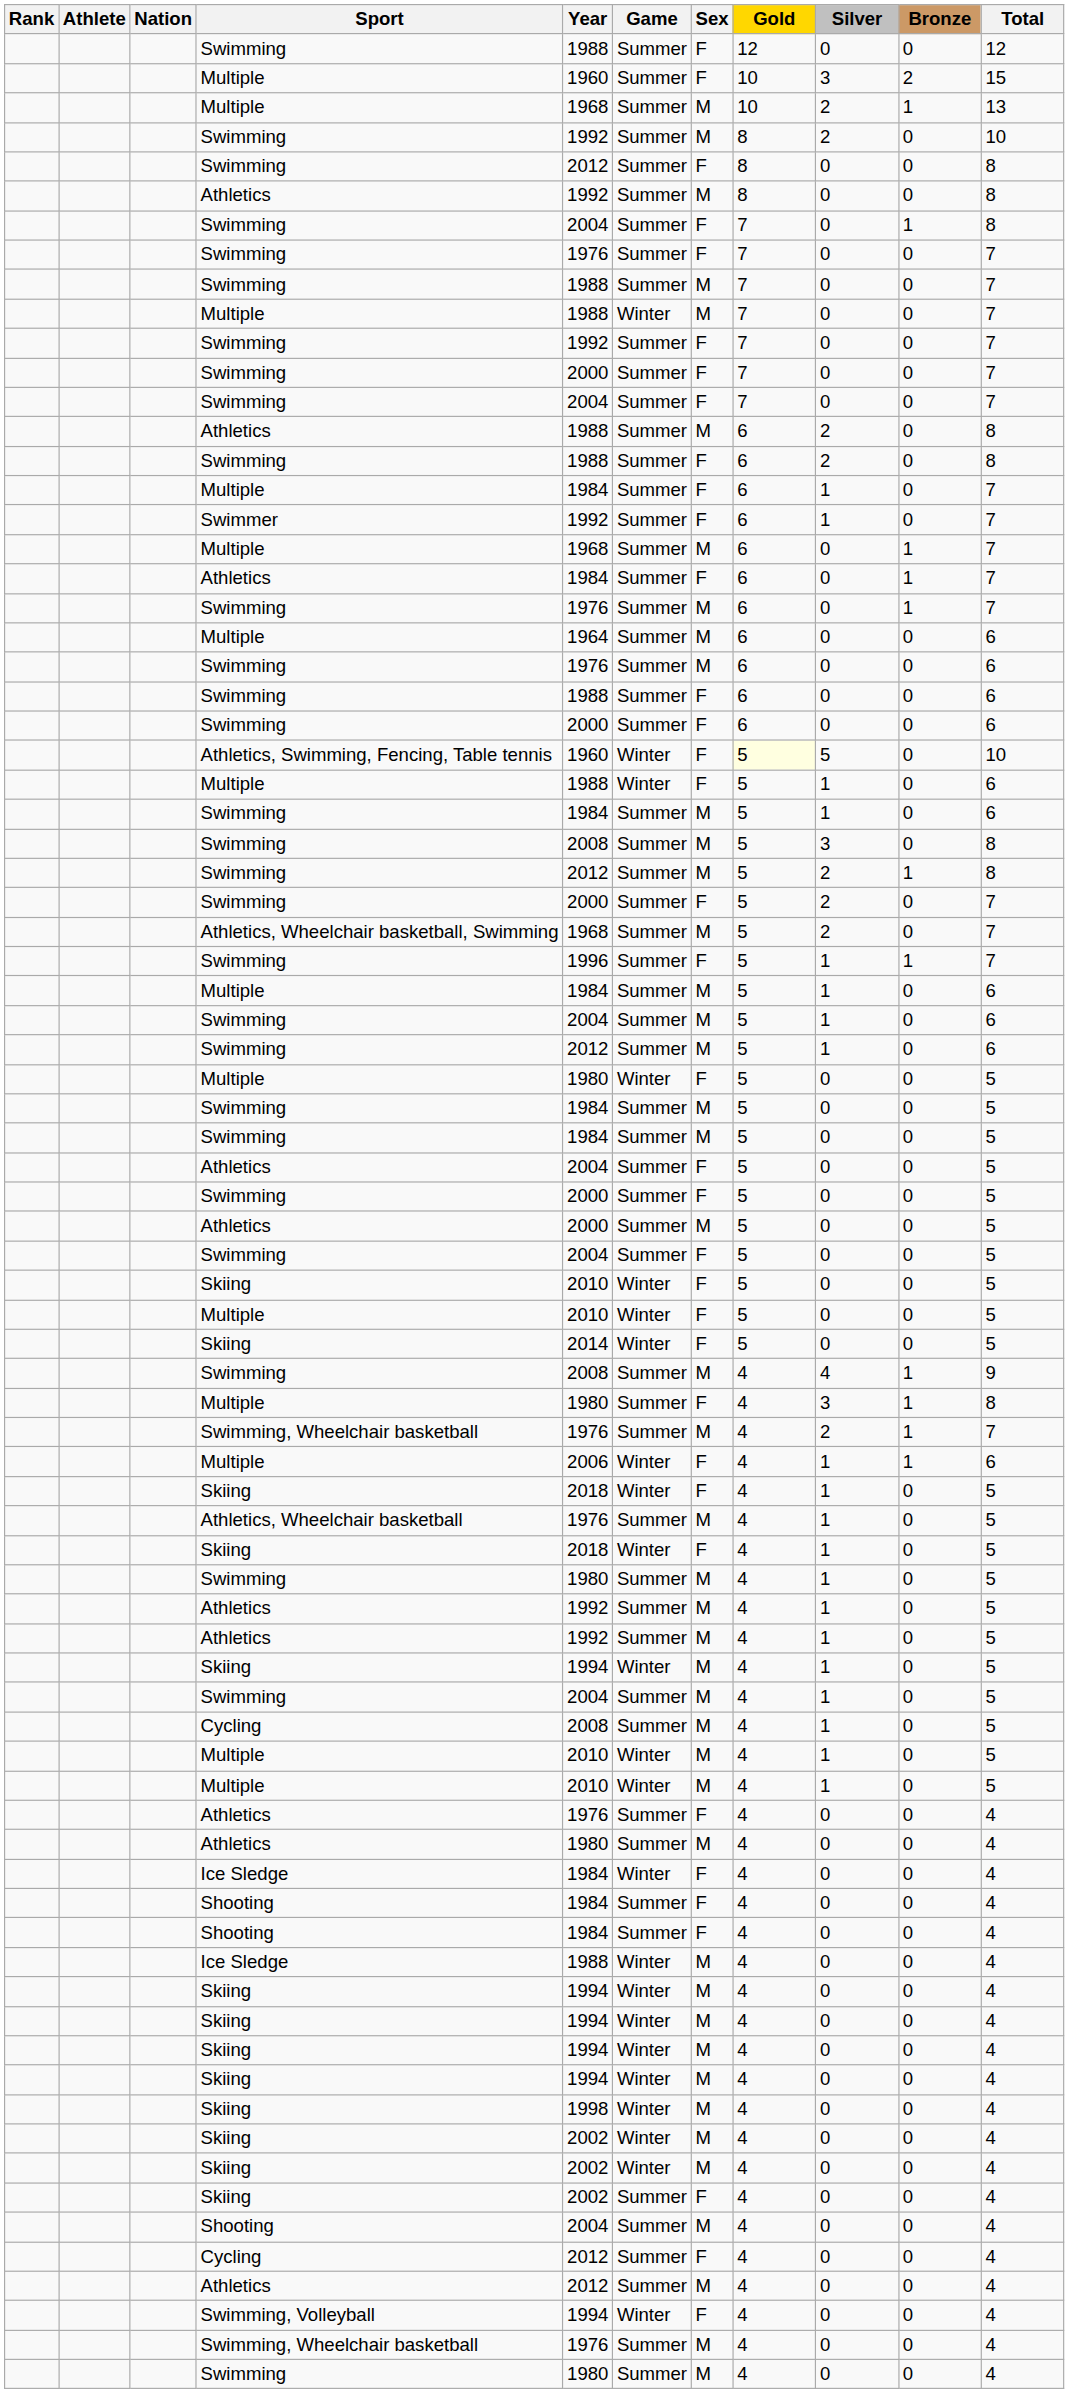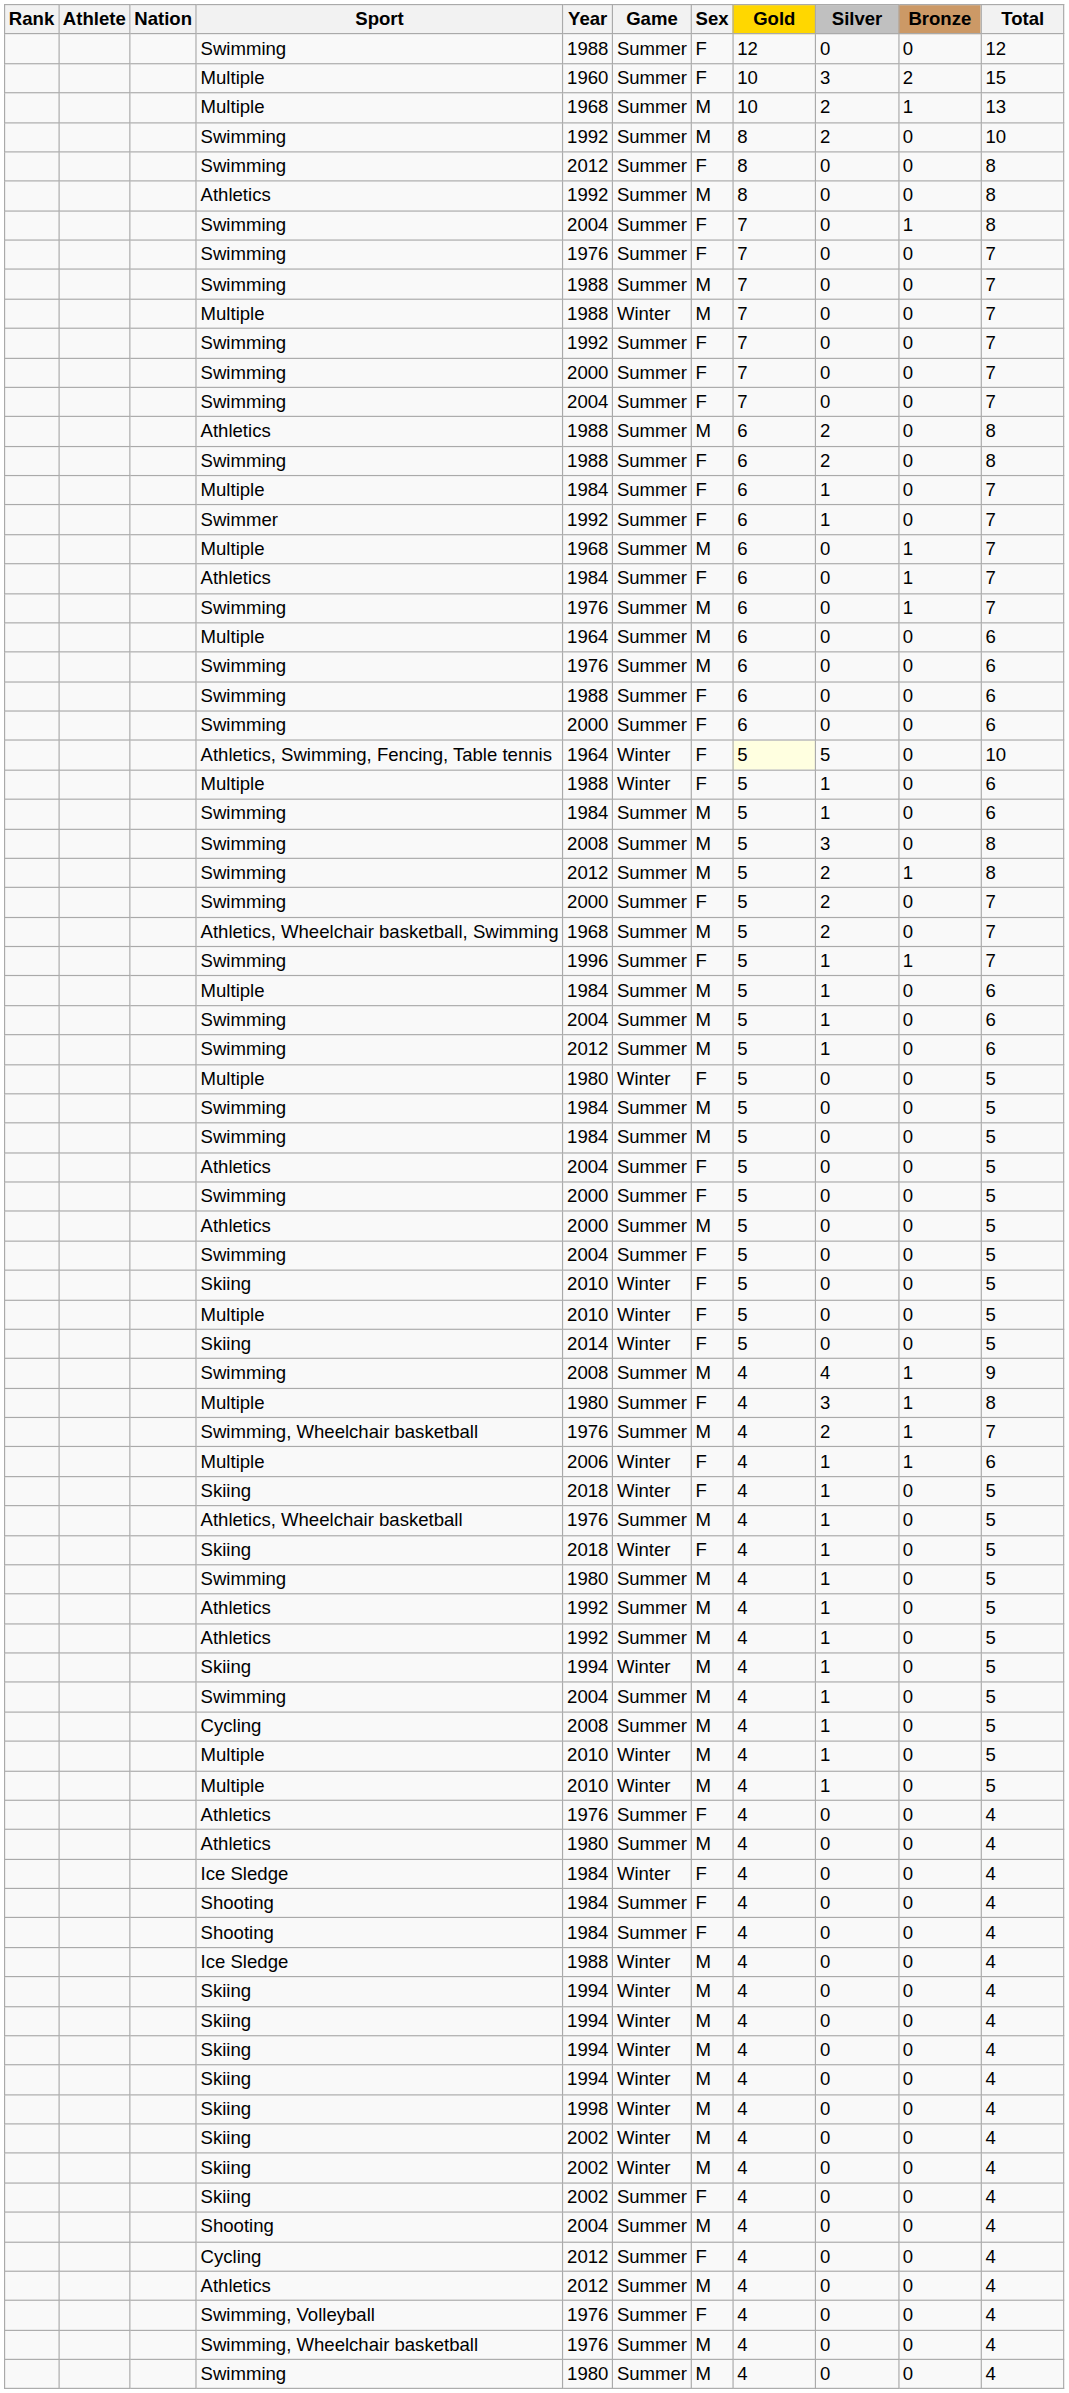(588, 755) 1960 -> (588, 755) 1964
(588, 2315) 1994 -> (588, 2315) 1976
(644, 2315) Winter -> (652, 2315) Summer
